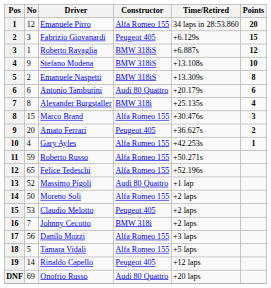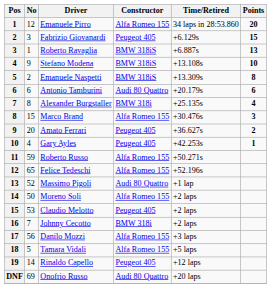(253, 50) 12 -> (253, 50) 13
(142, 143) Alfa Romeo 155 -> (135, 143) Peugeot 405
